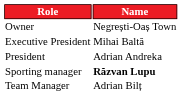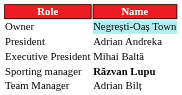(135, 27) no background -> (135, 27) paleturquoise background
rows swapped: (25, 56) <-> (48, 42)
